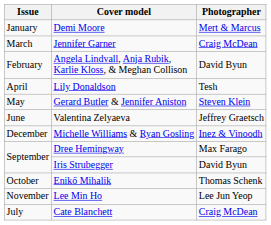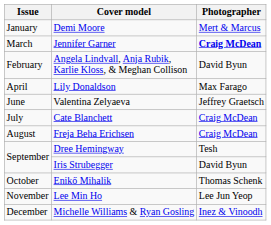(228, 43) normal -> (230, 43) bold
(208, 86) Tesh -> (223, 86) Max Farago
- row: (120, 102)
rows swapped: (83, 212) <-> (124, 133)
+ row: (94, 133)
(223, 149) Max Farago -> (208, 149) Tesh
